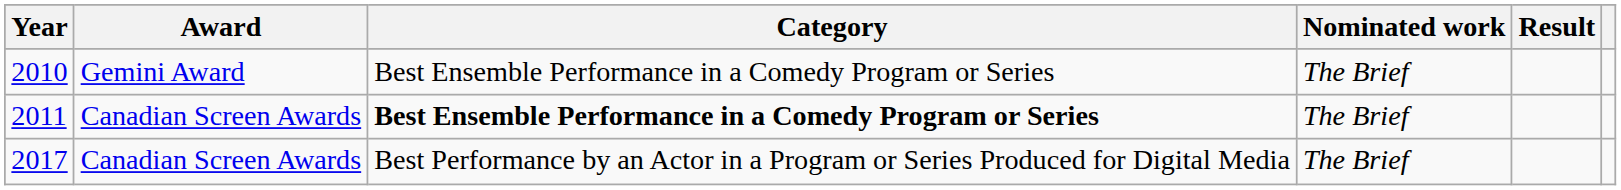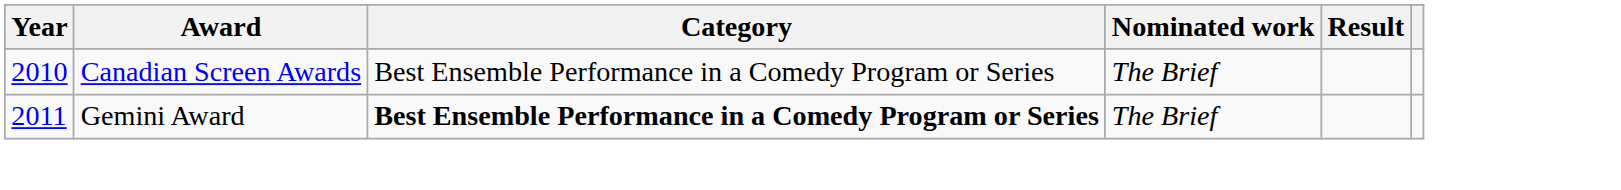(163, 71) Gemini Award -> (221, 71) Canadian Screen Awards
(221, 116) Canadian Screen Awards -> (163, 116) Gemini Award
- row: (40, 160)
